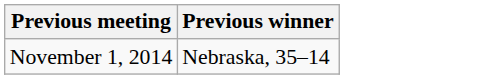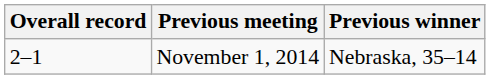+ column: (78, 21)
